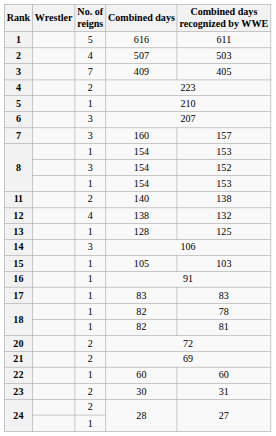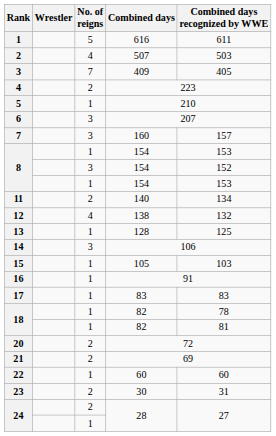(224, 199) 138 -> (224, 199) 134
